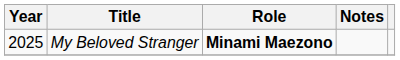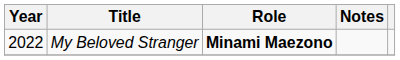(26, 42) 2025 -> (26, 42) 2022
